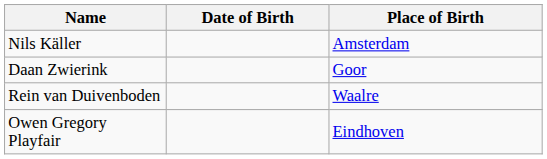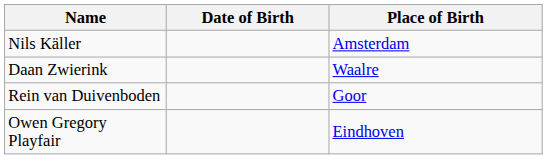(349, 69) Goor -> (356, 69) Waalre
(356, 95) Waalre -> (349, 95) Goor
